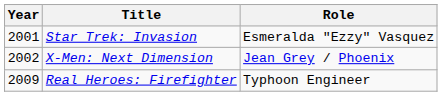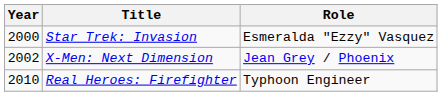(24, 37) 2001 -> (24, 37) 2000
(24, 80) 2009 -> (24, 80) 2010
